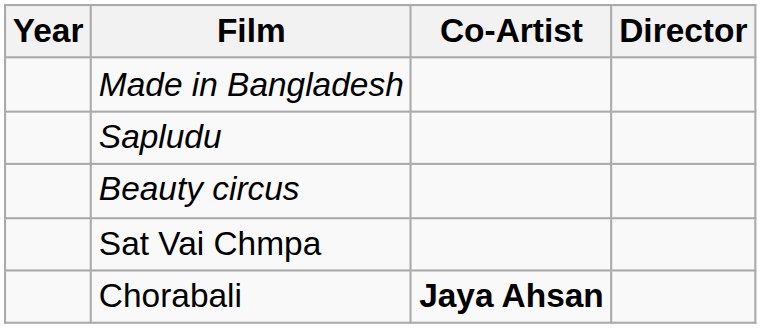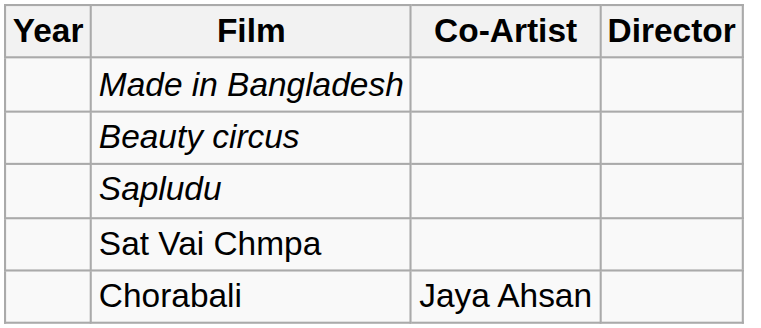rows swapped: (160, 137) <-> (199, 190)
(511, 296) bold -> (506, 296) normal
